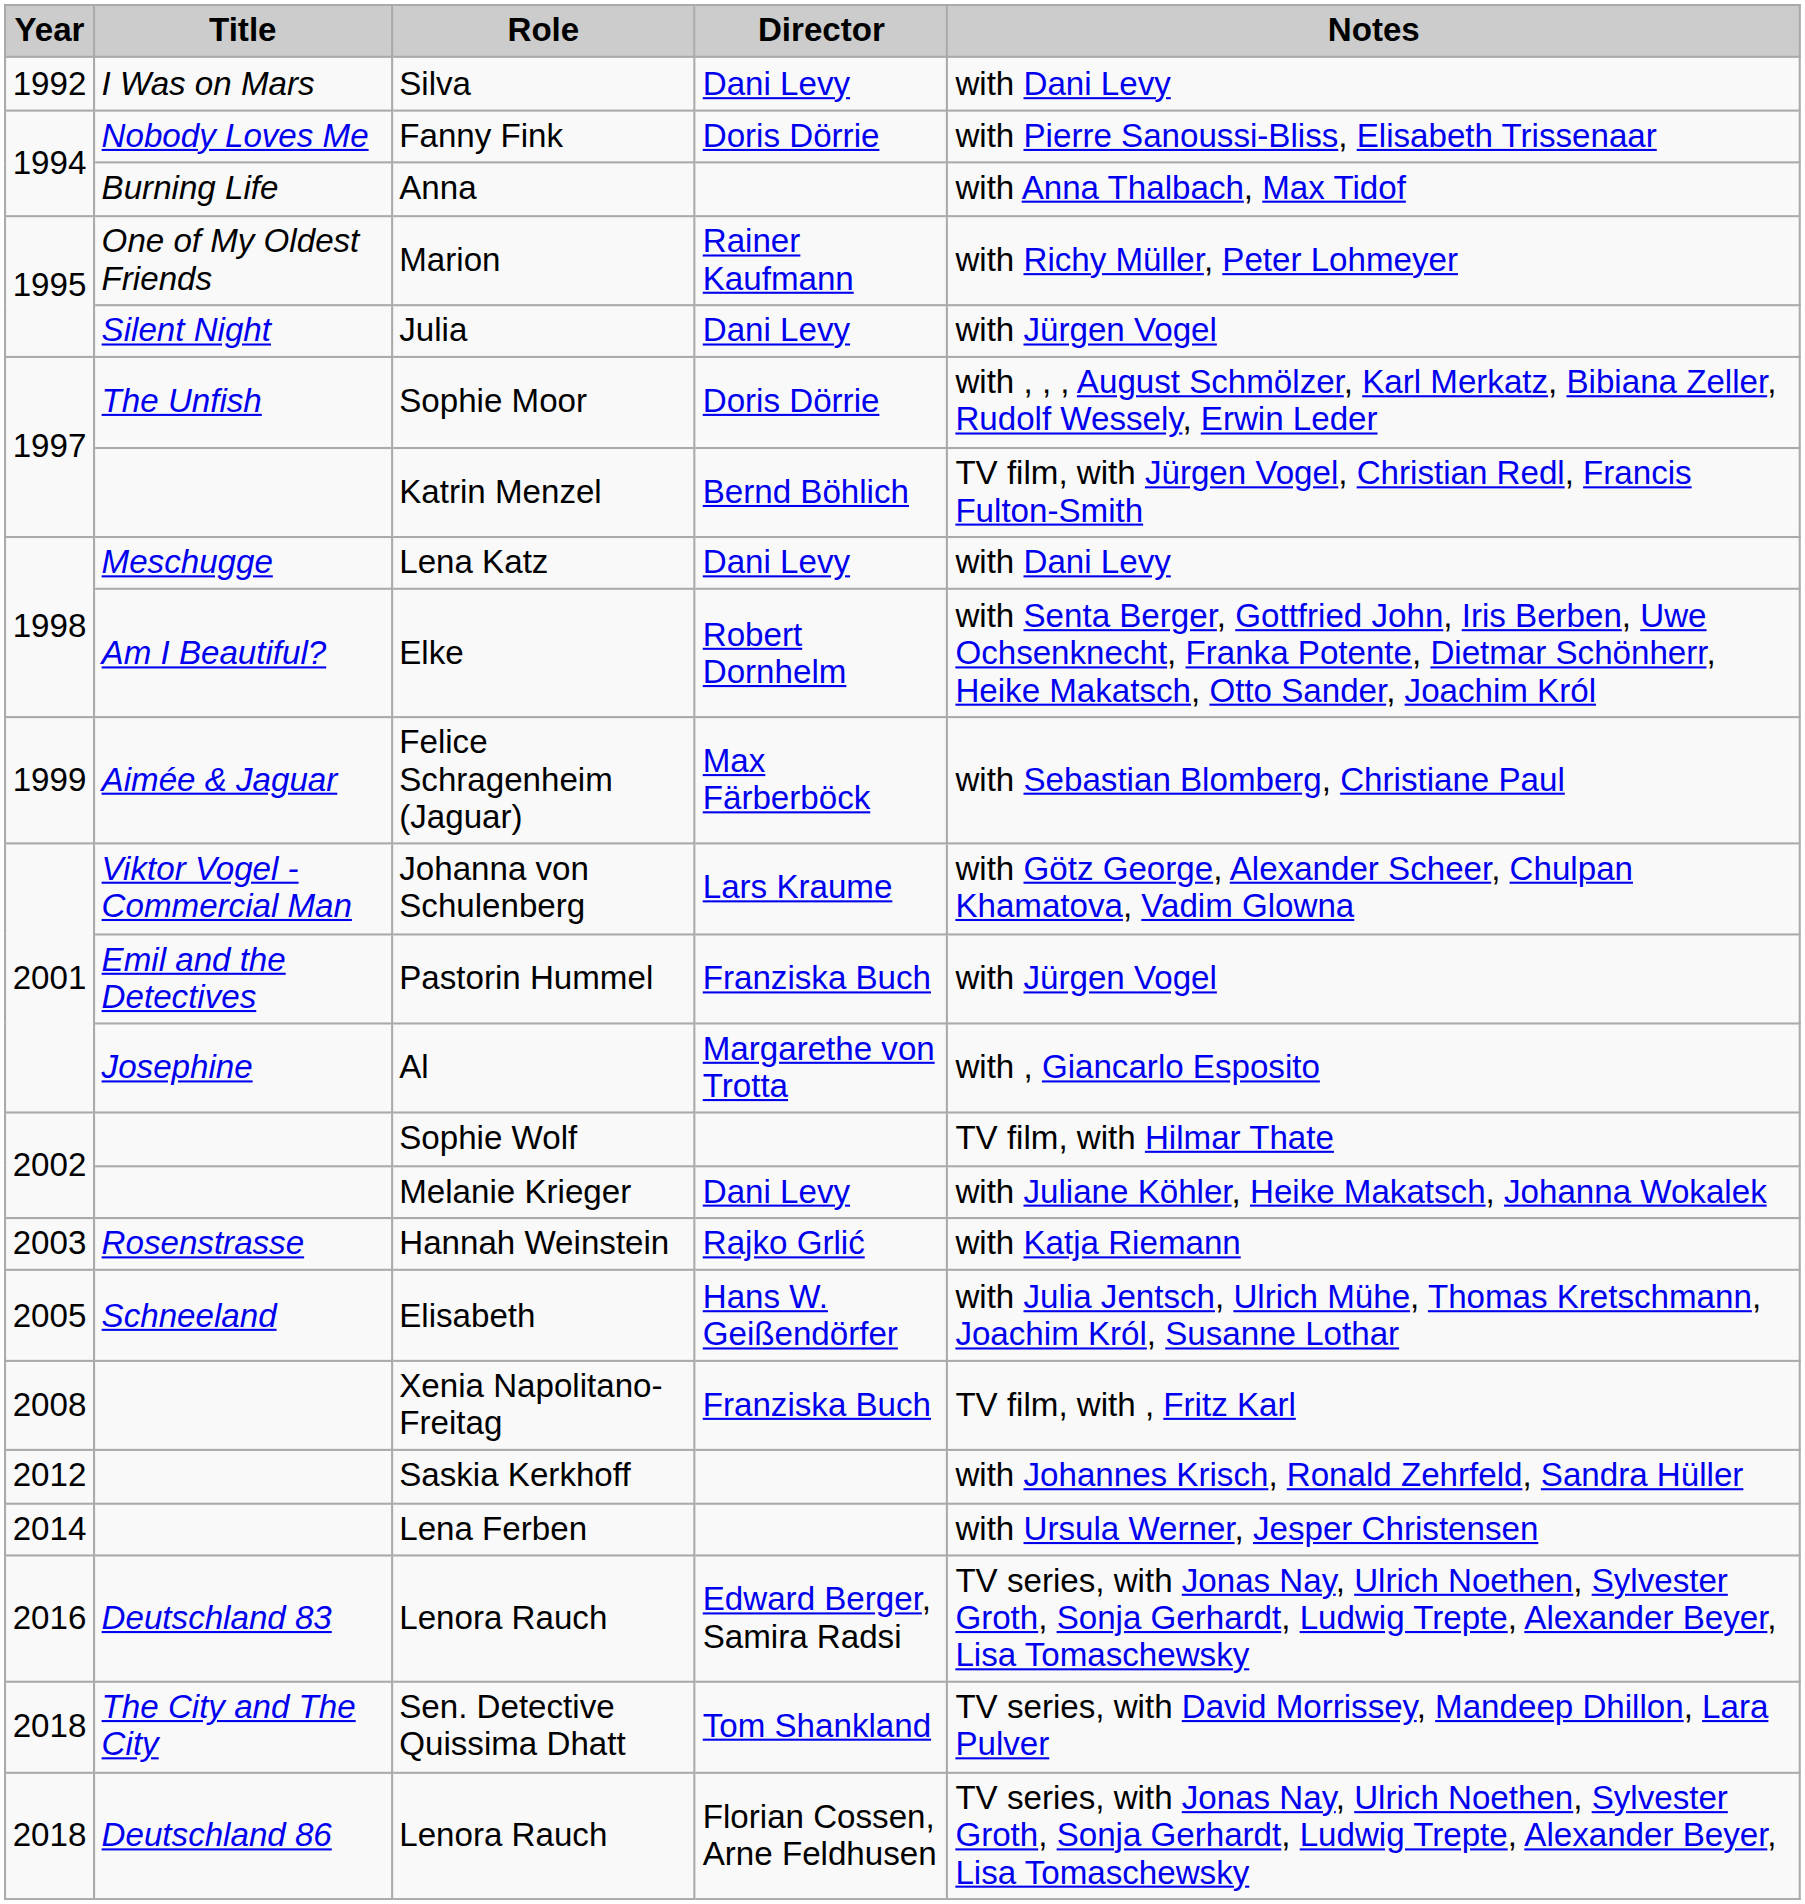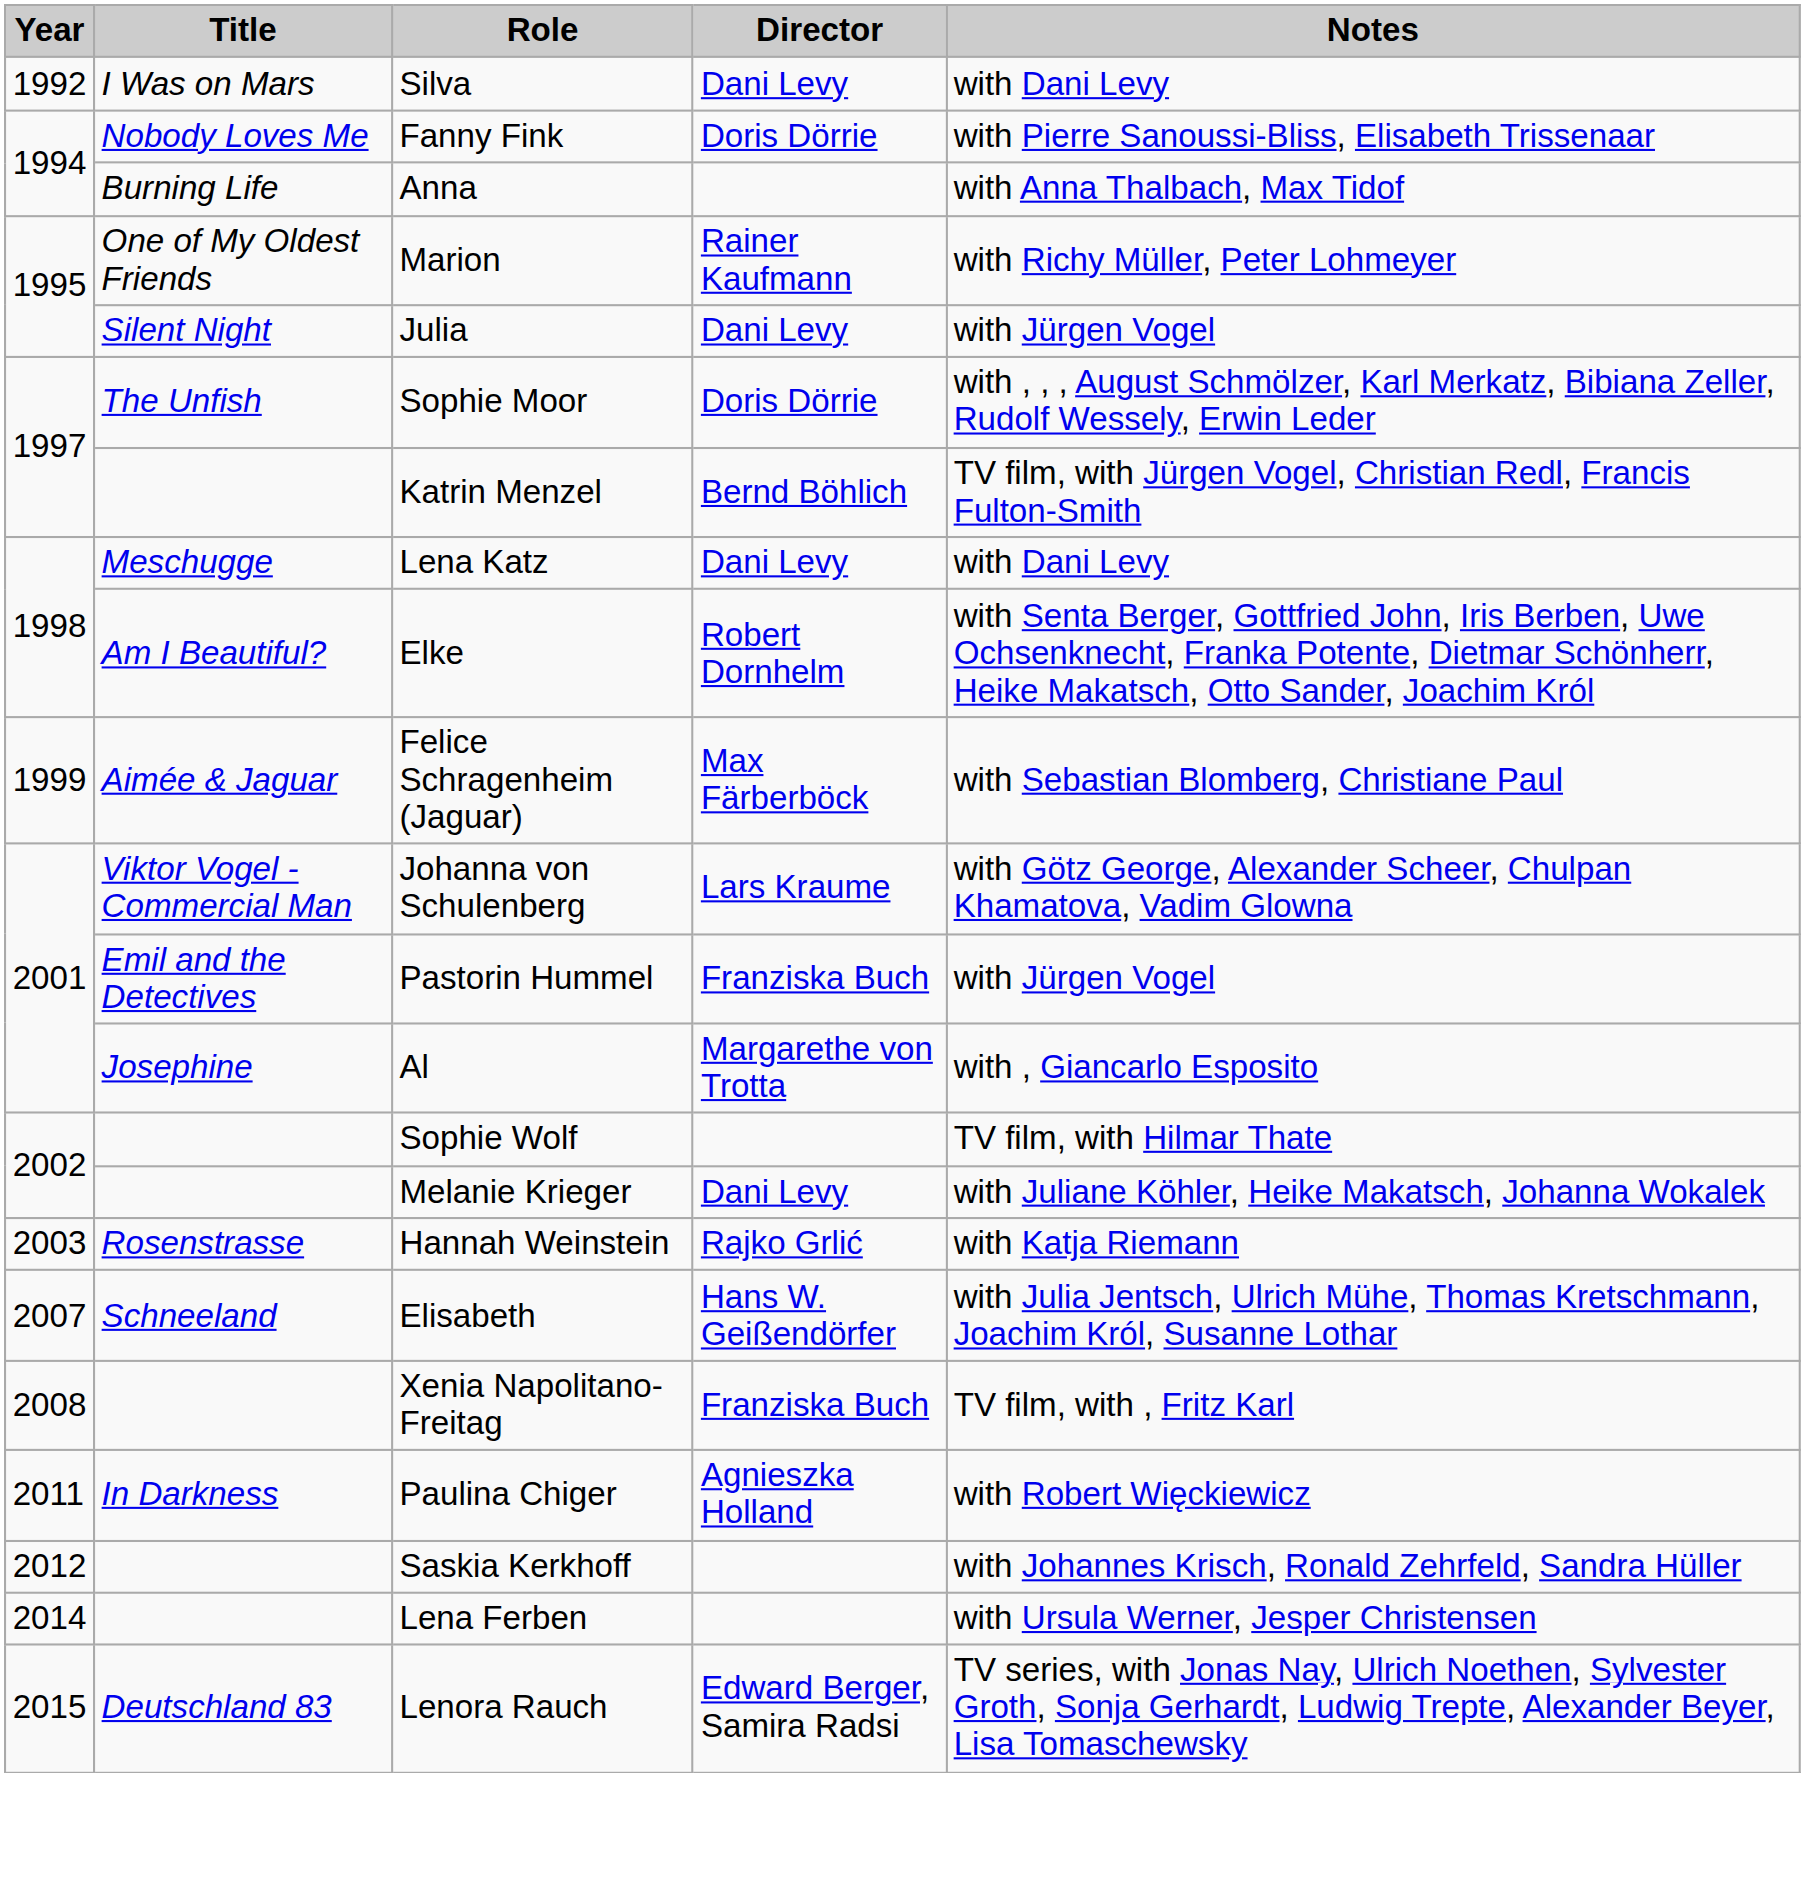(50, 1314) 2005 -> (50, 1314) 2007
+ row: (190, 1494)
(50, 1618) 2016 -> (50, 1707) 2015
- row: (229, 1726)
- row: (217, 1835)
